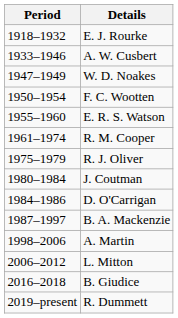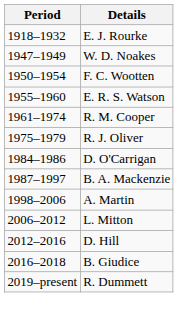- row: (120, 55)
- row: (113, 179)
+ row: (101, 240)
